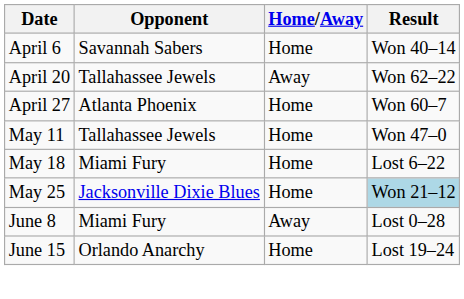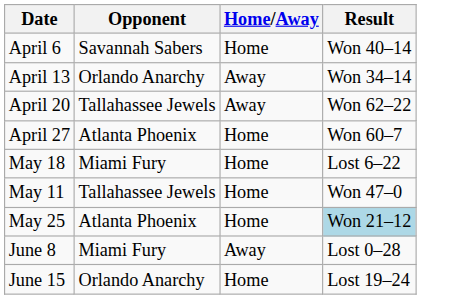+ row: (39, 76)
rows swapped: (37, 134) <-> (37, 163)
(169, 192) Jacksonville Dixie Blues -> (138, 221) Atlanta Phoenix
